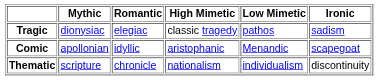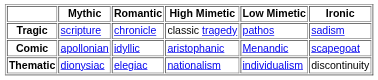(83, 31) dionysiac -> (81, 31) scripture
(131, 31) elegiac -> (135, 31) chronicle
(81, 65) scripture -> (83, 65) dionysiac
(135, 65) chronicle -> (131, 65) elegiac
